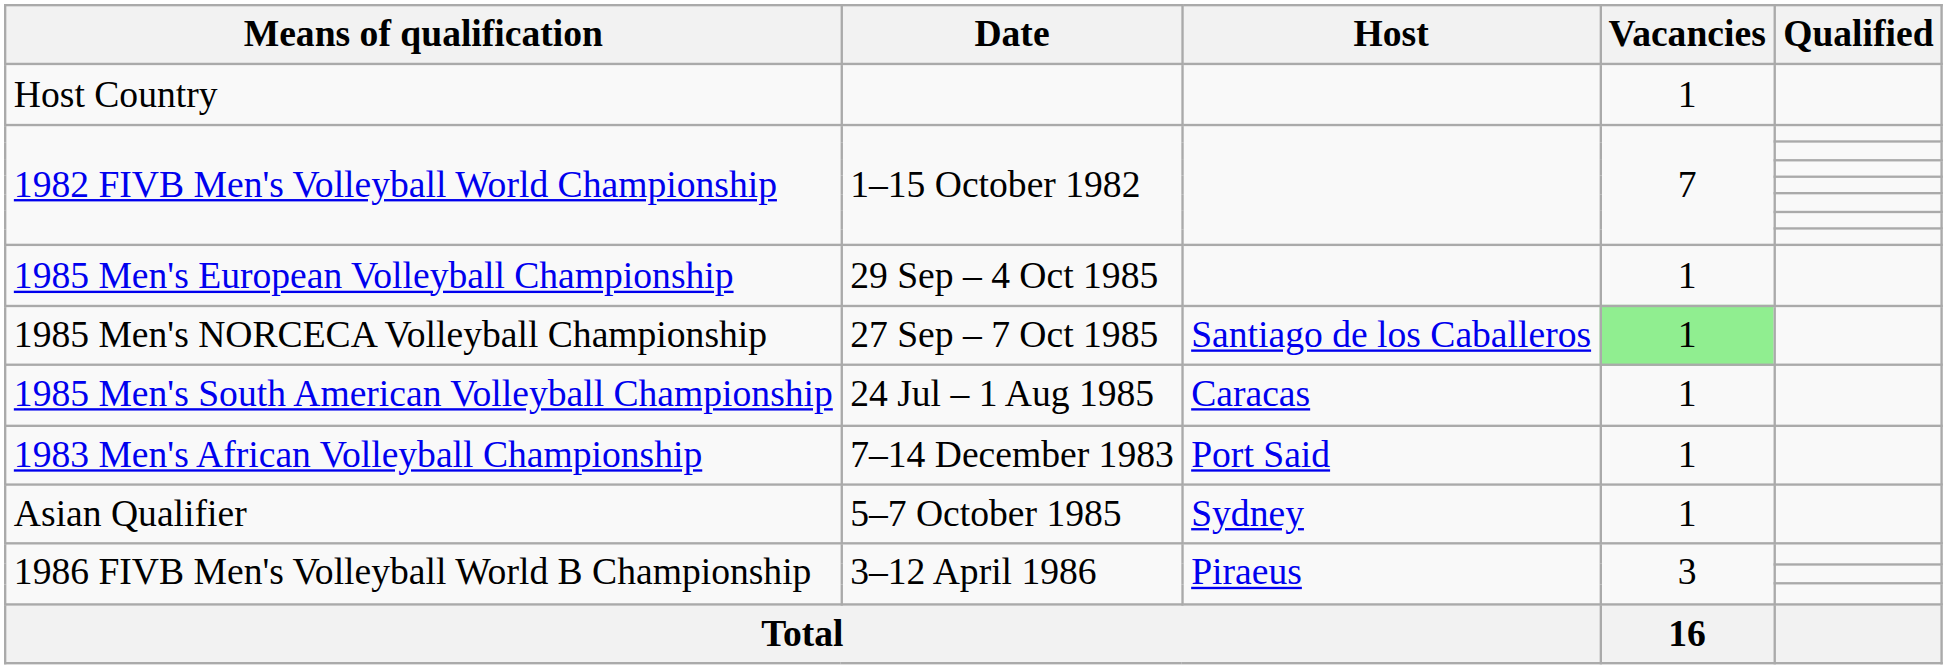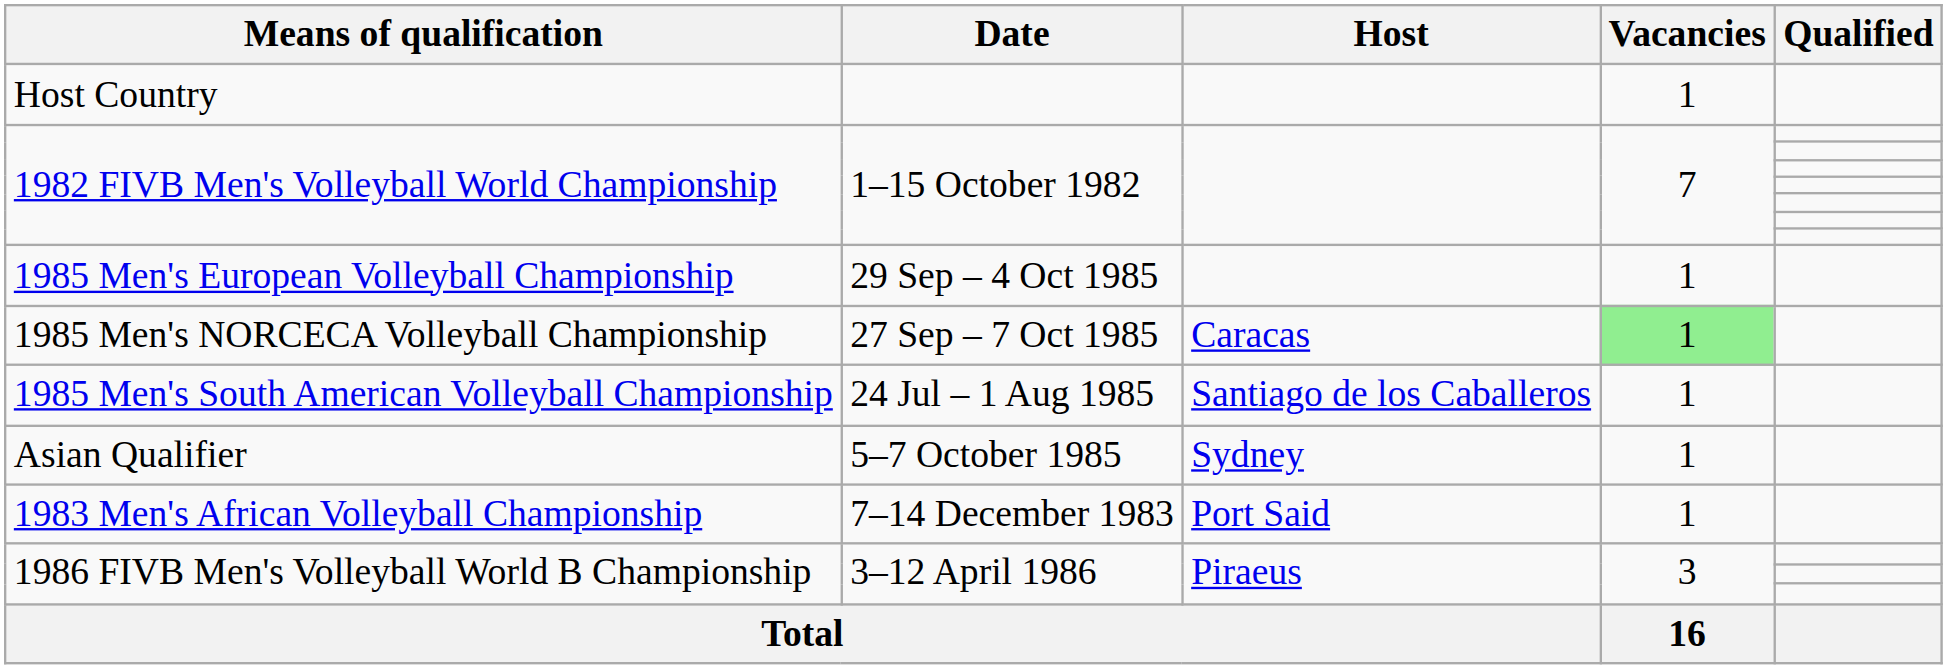(1391, 334) Santiago de los Caballeros -> (1251, 334) Caracas
(1251, 394) Caracas -> (1391, 394) Santiago de los Caballeros
rows swapped: (130, 513) <-> (358, 453)
